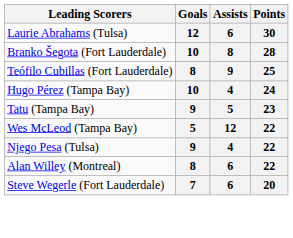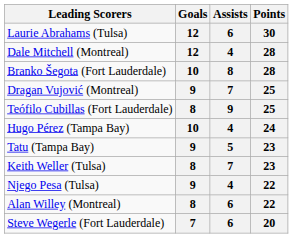+ row: (68, 52)
+ row: (73, 90)
+ row: (56, 166)
- row: (72, 128)
